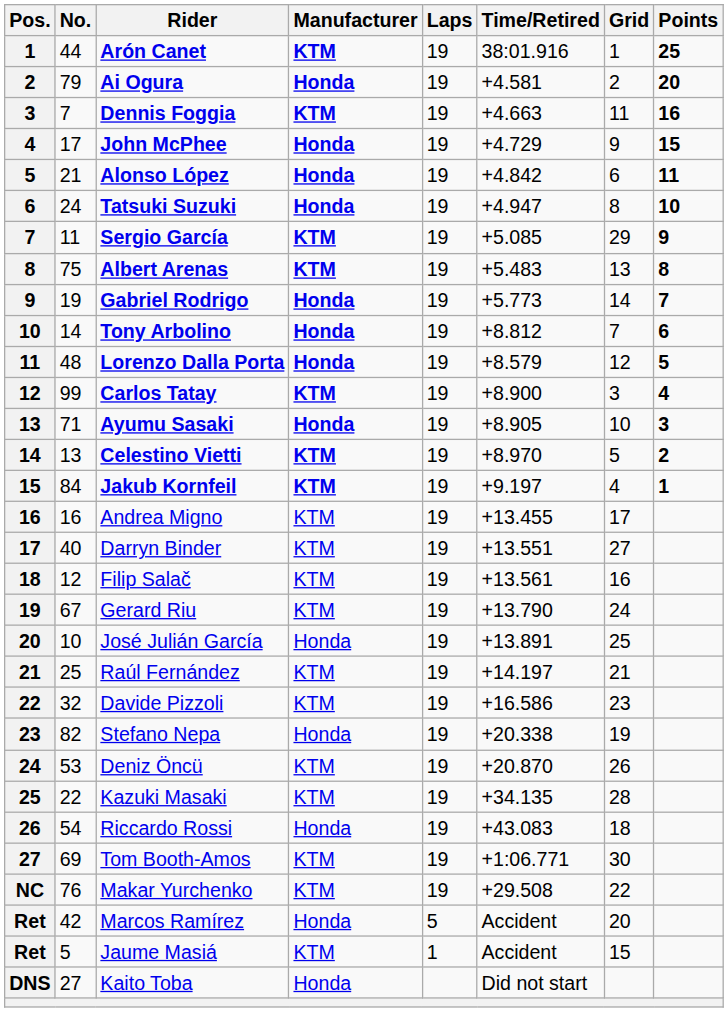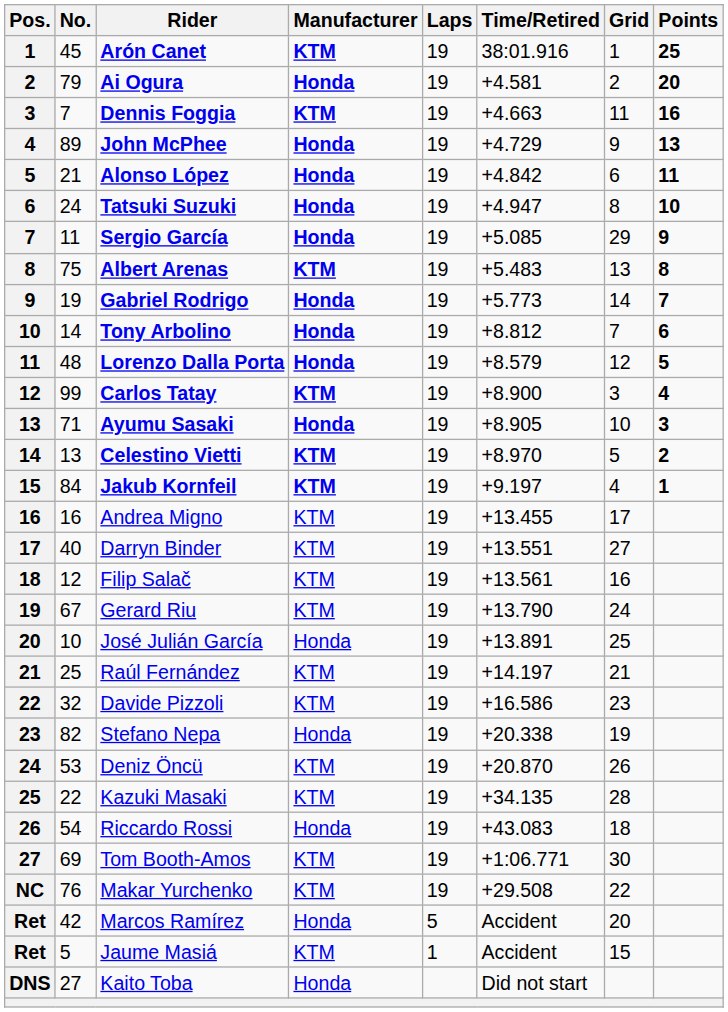(71, 51) 44 -> (71, 51) 45
(71, 145) 17 -> (71, 145) 89
(669, 145) 15 -> (669, 145) 13
(315, 238) KTM -> (324, 238) Honda
